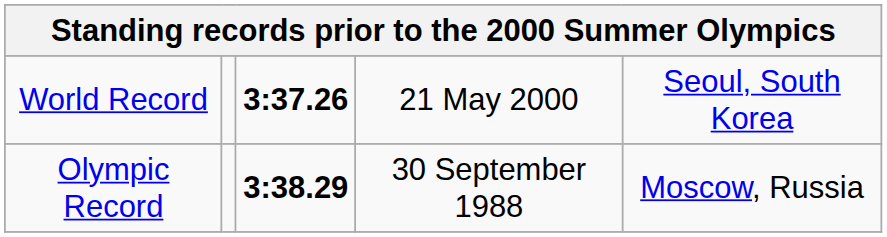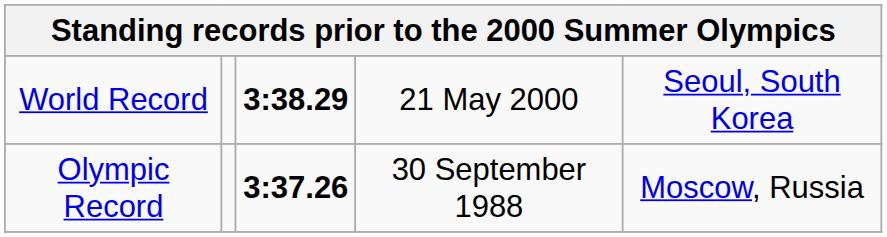(296, 99) 3:37.26 -> (296, 99) 3:38.29
(296, 187) 3:38.29 -> (296, 187) 3:37.26
